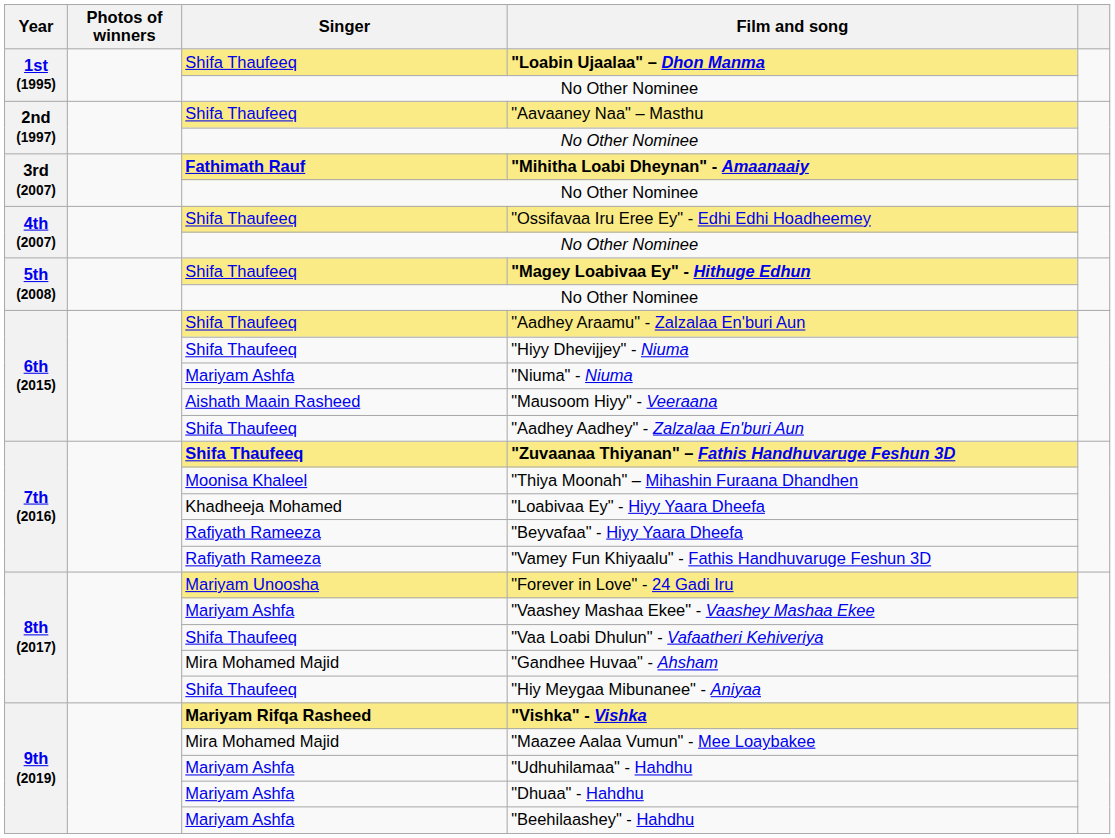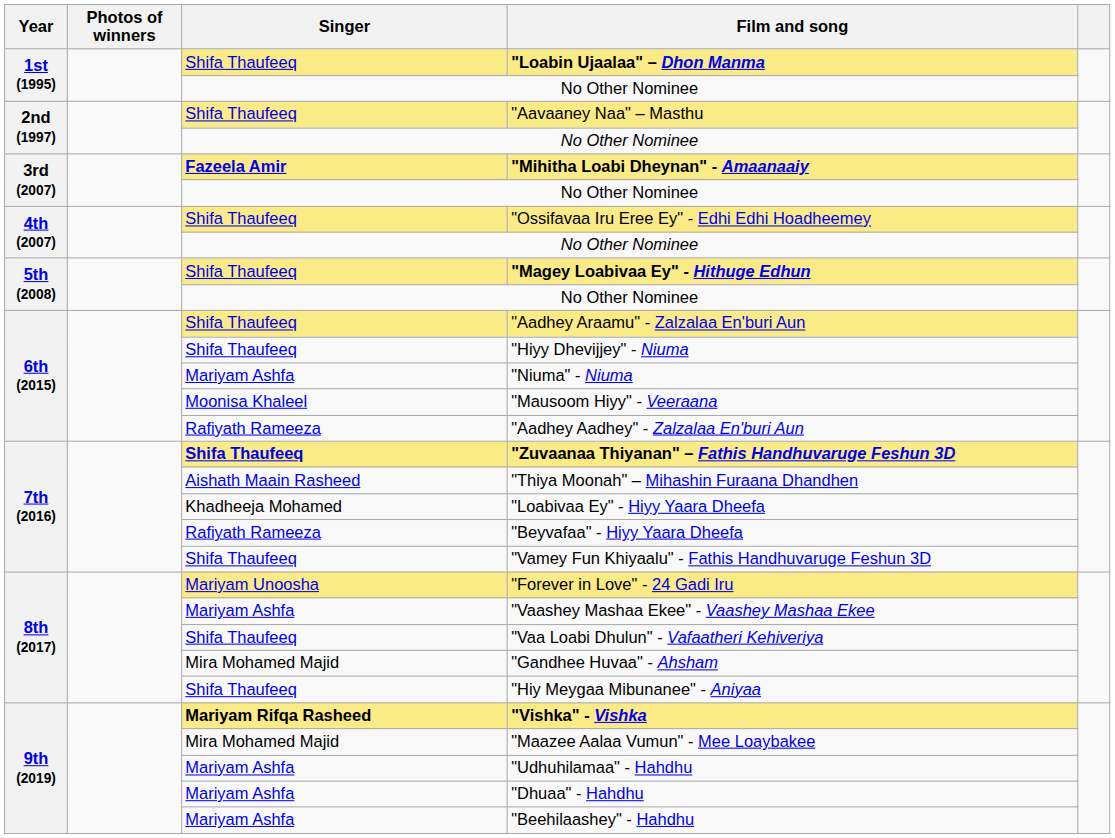(245, 166) Fathimath Rauf -> (236, 166) Fazeela Amir
(273, 402) Aishath Maain Rasheed -> (246, 402) Moonisa Khaleel
(241, 428) Shifa Thaufeeq -> (253, 428) Rafiyath Rameeza
(246, 480) Moonisa Khaleel -> (273, 480) Aishath Maain Rasheed
(253, 558) Rafiyath Rameeza -> (241, 558) Shifa Thaufeeq
